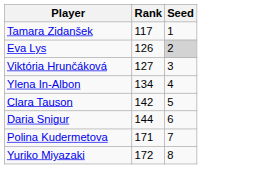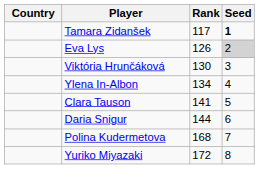+ column: (33, 13)
(170, 31) normal -> (228, 31) bold
(144, 66) 127 -> (202, 66) 130
(144, 102) 142 -> (202, 102) 141
(144, 137) 171 -> (202, 137) 168
